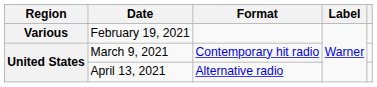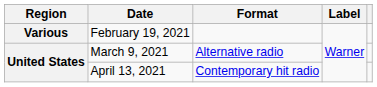(257, 52) Contemporary hit radio -> (239, 52) Alternative radio
(239, 71) Alternative radio -> (257, 71) Contemporary hit radio
